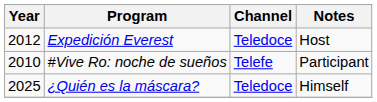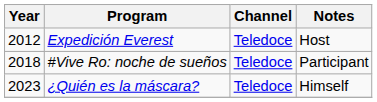(24, 63) 2010 -> (24, 63) 2018
(253, 63) Telefe -> (263, 63) Teledoce
(24, 86) 2025 -> (24, 86) 2023
